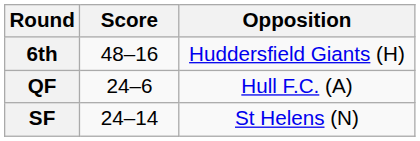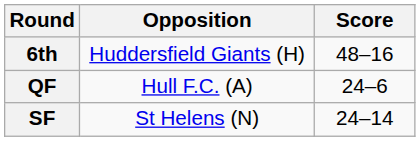columns swapped: (297, 20) <-> (129, 20)
